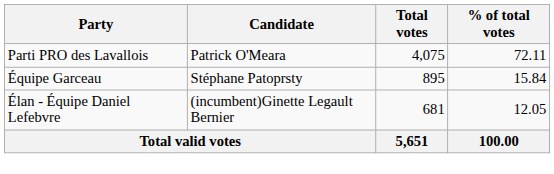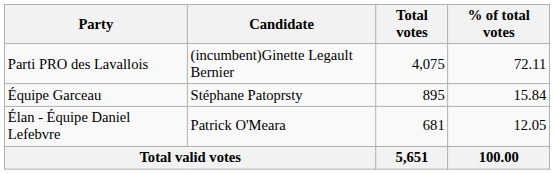(238, 55) Patrick O'Meara -> (272, 63) (incumbent)Ginette Legault Bernier
(272, 109) (incumbent)Ginette Legault Bernier -> (238, 126) Patrick O'Meara
